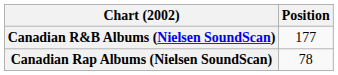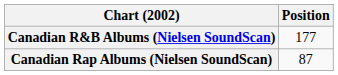(306, 59) 78 -> (306, 59) 87
